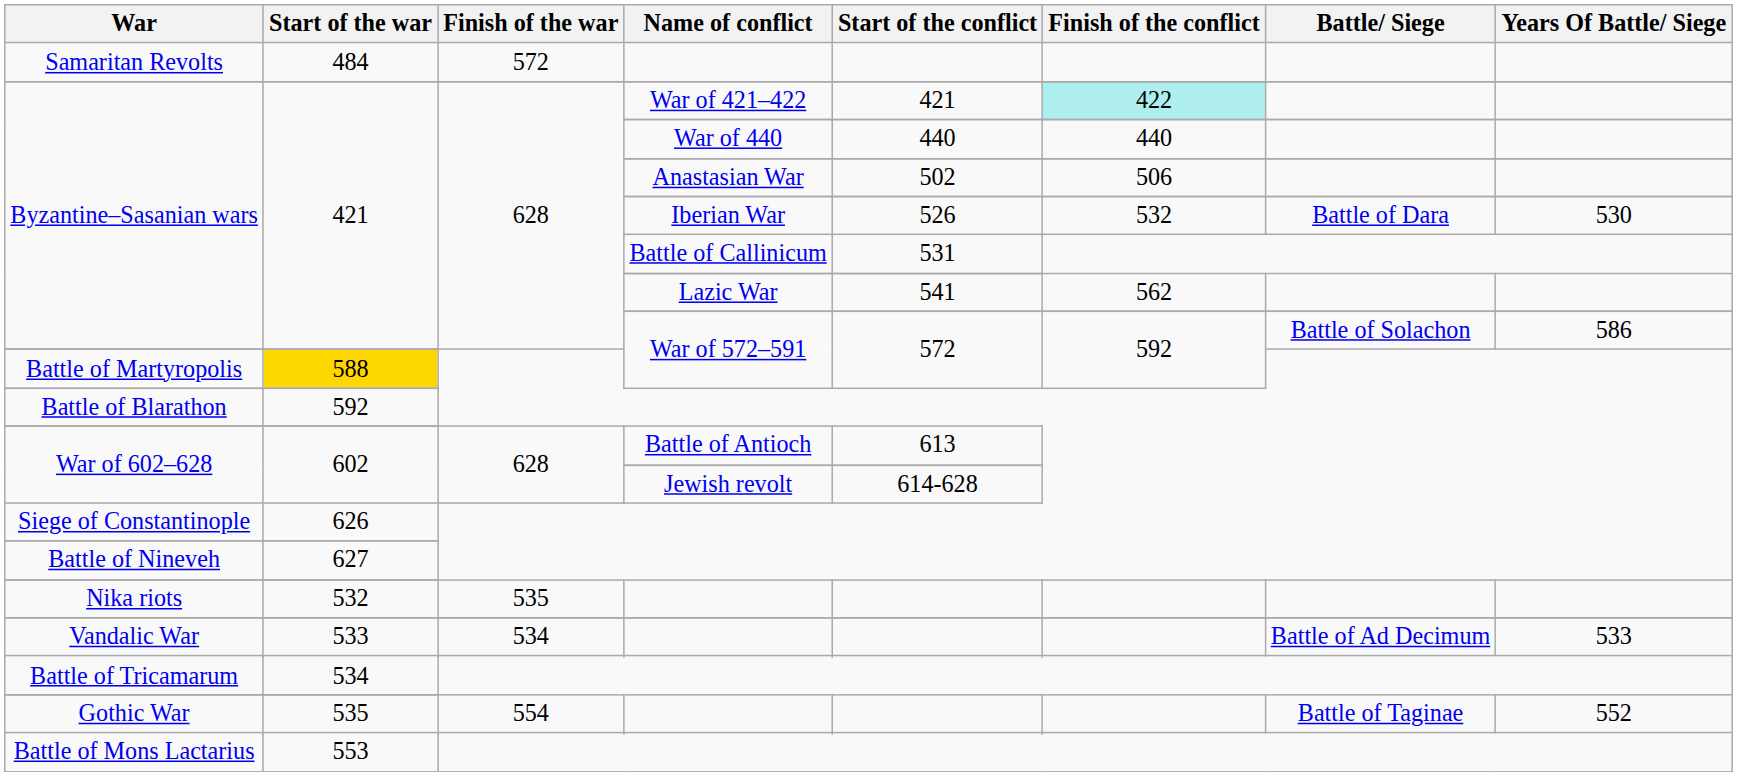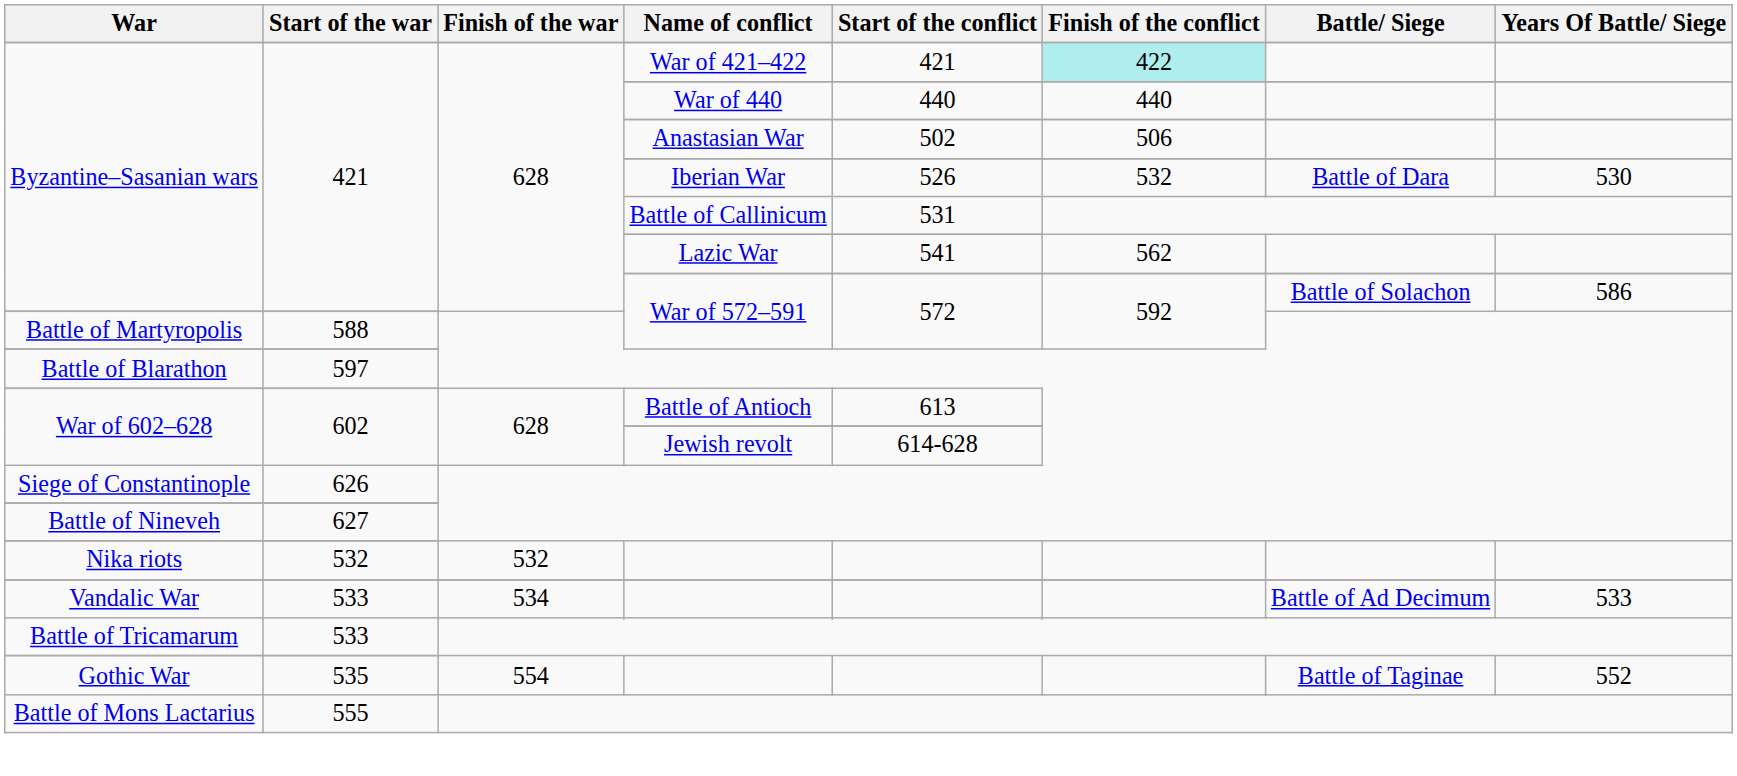- row: (134, 61)
(351, 368) gold background -> (351, 330) no background
(351, 406) 592 -> (351, 368) 597
(531, 598) 535 -> (531, 560) 532
(351, 675) 534 -> (351, 636) 533
(351, 751) 553 -> (351, 713) 555
